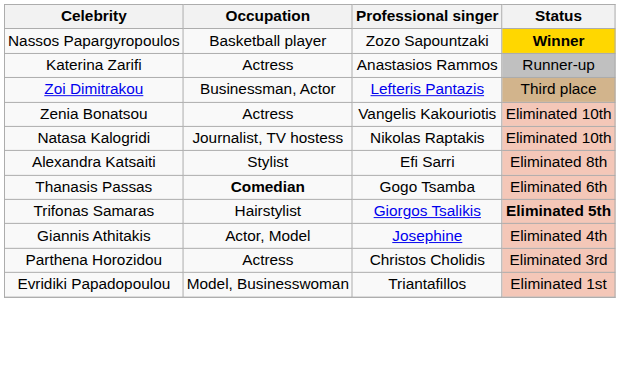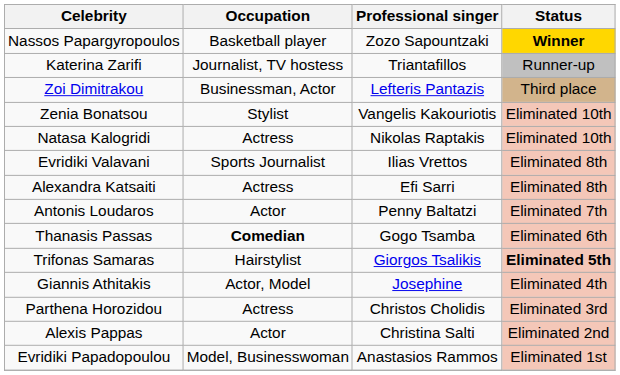(268, 65) Actress -> (268, 65) Journalist, TV hostess
(427, 65) Anastasios Rammos -> (427, 65) Triantafillos
(268, 114) Actress -> (268, 114) Stylist
(268, 138) Journalist, TV hostess -> (268, 138) Actress
+ row: (94, 162)
(268, 162) Stylist -> (268, 187) Actress
+ row: (94, 211)
+ row: (94, 333)
(427, 284) Triantafillos -> (427, 357) Anastasios Rammos
